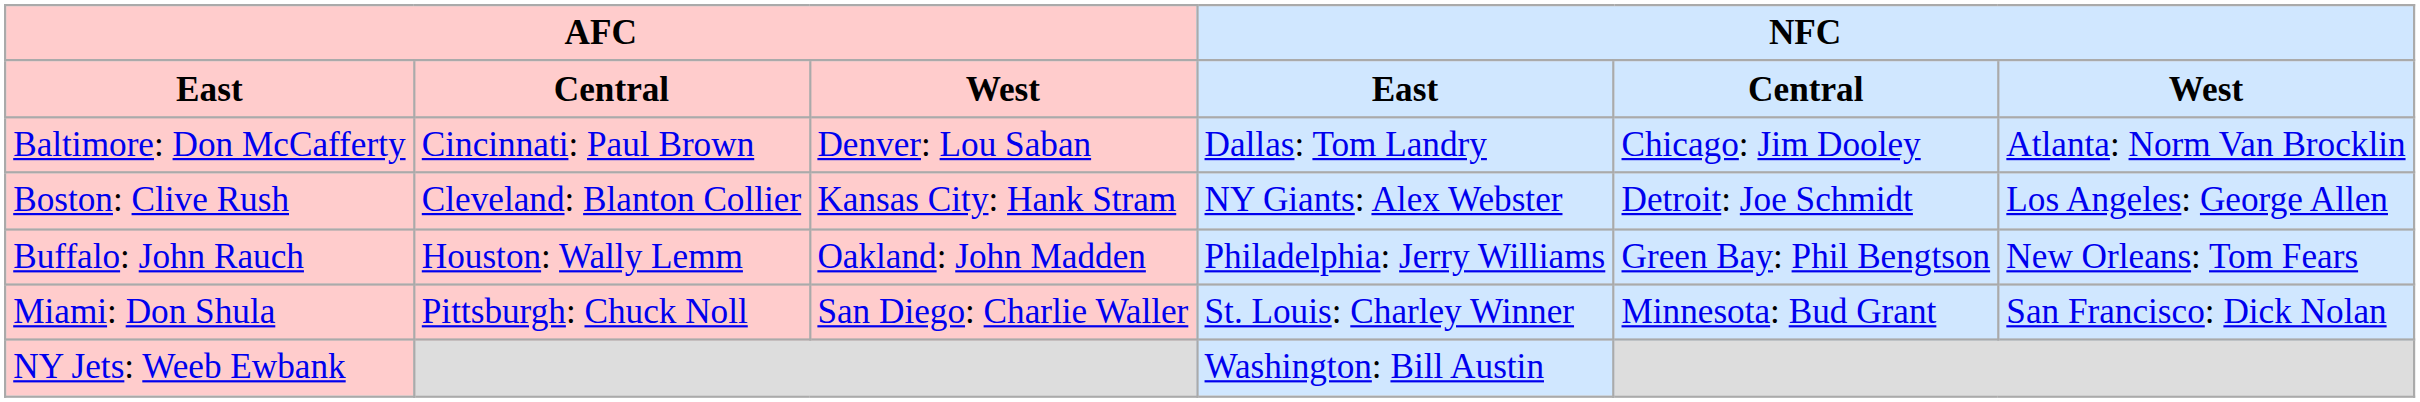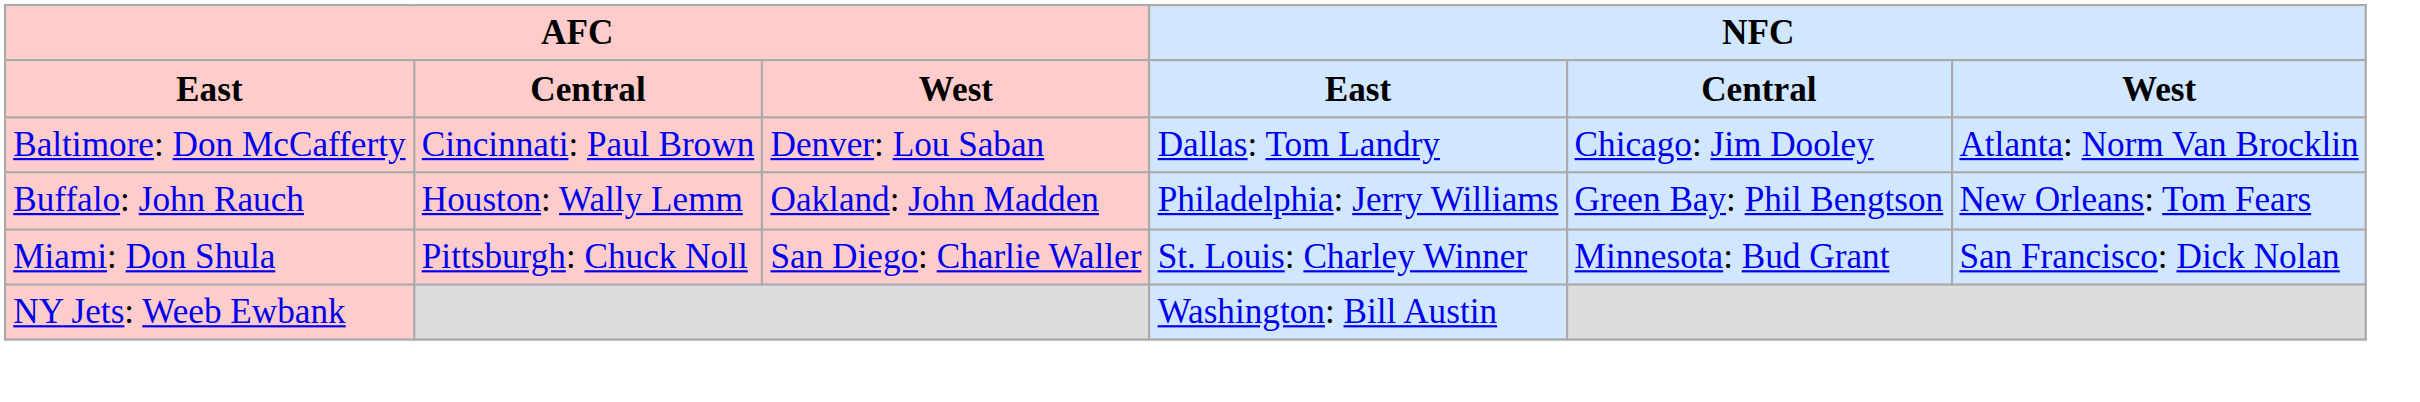- row: (151, 199)
